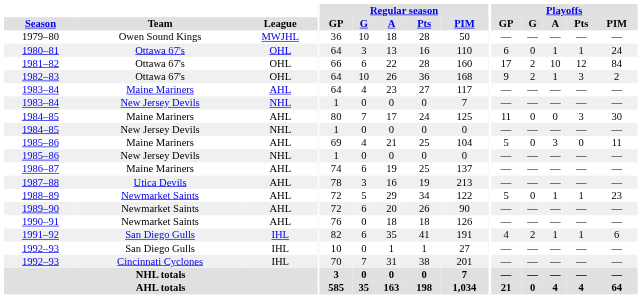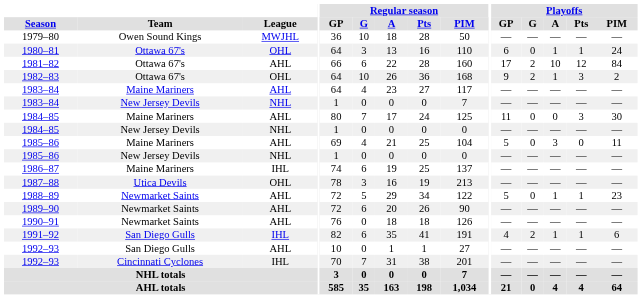(280, 63) OHL -> (280, 63) AHL
(280, 169) AHL -> (280, 169) IHL
(280, 182) AHL -> (280, 182) OHL
(280, 248) IHL -> (280, 248) AHL
